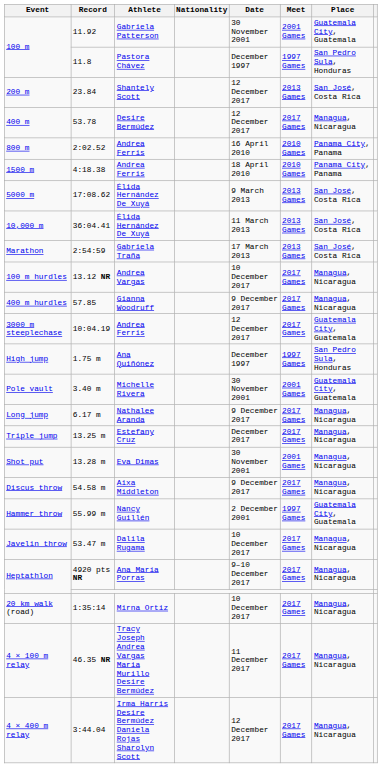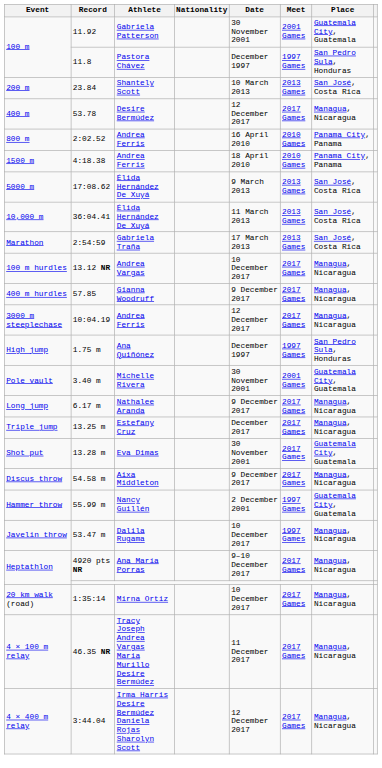(250, 93) 12 December 2017 -> (250, 88) 10 March 2013
(335, 329) Guatemala City, Guatemala -> (335, 320) Managua, Nicaragua
(294, 463) 2001 Games -> (294, 454) 2017 Games
(335, 463) Managua, Nicaragua -> (335, 454) Guatemala City, Guatemala
(294, 544) 2017 Games -> (294, 536) 1997 Games
